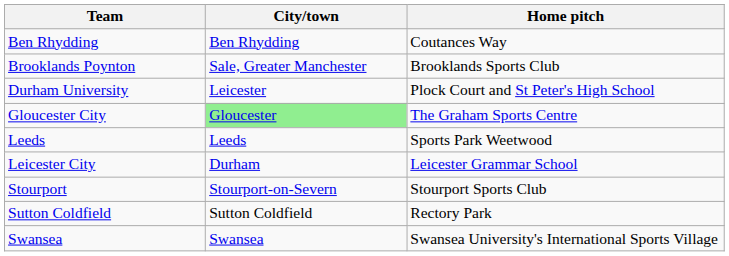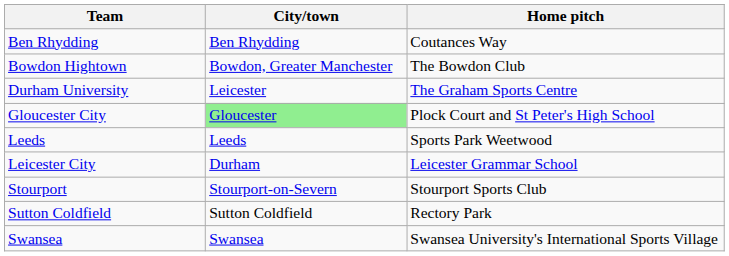+ row: (67, 66)
- row: (72, 66)
(532, 90) Plock Court and St Peter's High School -> (494, 90) The Graham Sports Centre
(494, 115) The Graham Sports Centre -> (532, 115) Plock Court and St Peter's High School
